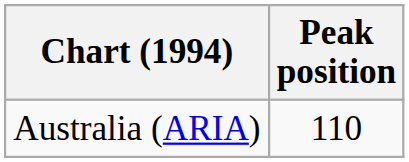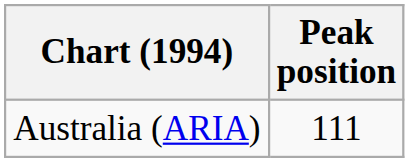(336, 127) 110 -> (336, 127) 111
